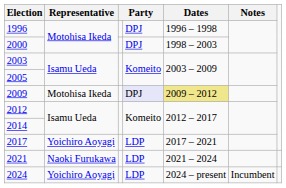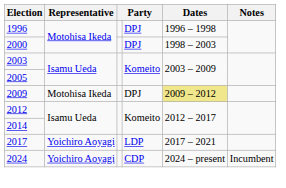(134, 93) lavender background -> (133, 93) no background
- row: (17, 158)
(135, 175) LDP -> (134, 158) CDP
